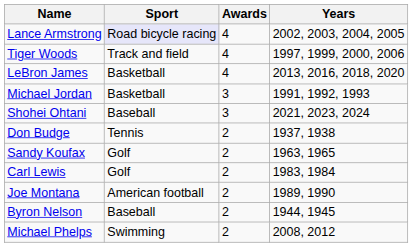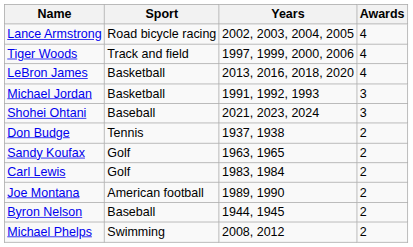columns swapped: (244, 14) <-> (339, 14)
(162, 34) lavender background -> (162, 34) no background
